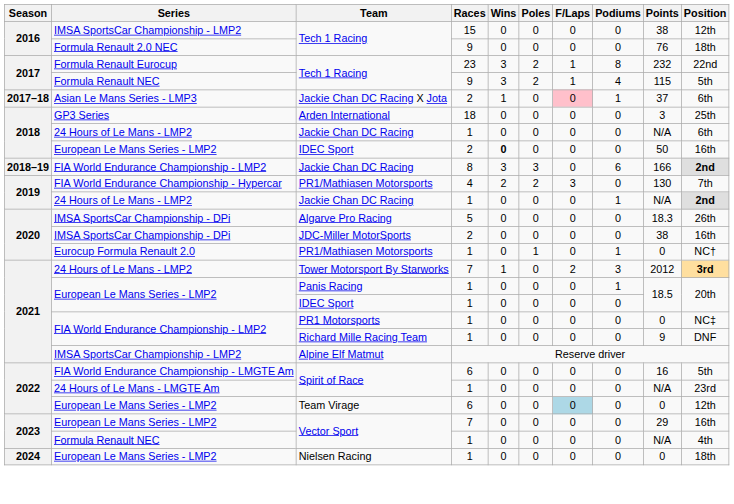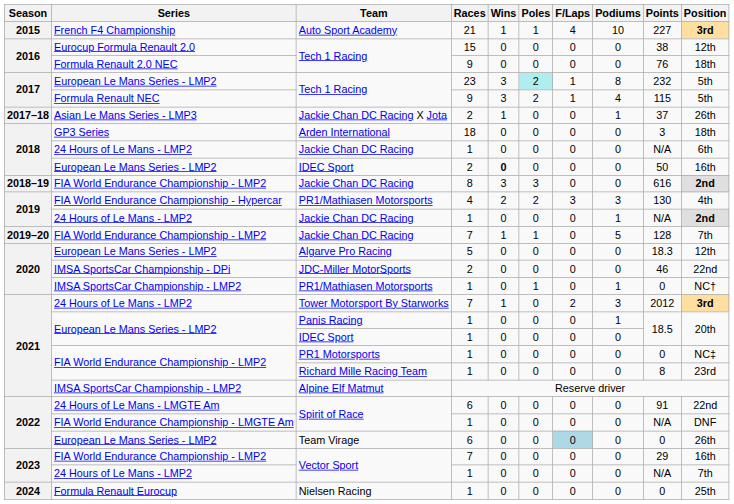+ row: (348, 30)
(148, 30) IMSA SportsCar Championship - LMP2 -> (124, 47) Eurocup Formula Renault 2.0
(115, 64) Formula Renault Eurocup -> (135, 82) European Le Mans Series - LMP2
(536, 64) no background -> (536, 82) paleturquoise background
(705, 64) 22nd -> (705, 82) 5th
(573, 99) pink background -> (573, 116) no background
(705, 99) 6th -> (705, 116) 26th
(705, 116) 25th -> (705, 133) 18th
(618, 167) 6 -> (618, 184) 0
(662, 167) 166 -> (662, 184) 616
(618, 184) 0 -> (618, 201) 3
(705, 184) 7th -> (705, 201) 4th
+ row: (356, 235)
(142, 218) IMSA SportsCar Championship - DPi -> (135, 252) European Le Mans Series - LMP2
(705, 218) 26th -> (705, 252) 12th
(662, 235) 38 -> (662, 269) 46
(705, 235) 16th -> (705, 269) 22nd
(124, 252) Eurocup Formula Renault 2.0 -> (148, 286) IMSA SportsCar Championship - LMP2
(662, 337) 9 -> (662, 372) 8
(705, 337) DNF -> (705, 372) 23rd
(174, 372) FIA World Endurance Championship - LMGTE Am -> (137, 406) 24 Hours of Le Mans - LMGTE Am
(662, 372) 16 -> (662, 406) 91
(705, 372) 5th -> (705, 406) 22nd
(137, 389) 24 Hours of Le Mans - LMGTE Am -> (174, 423) FIA World Endurance Championship - LMGTE Am
(705, 389) 23rd -> (705, 423) DNF
(705, 406) 12th -> (705, 440) 26th
(135, 423) European Le Mans Series - LMP2 -> (160, 457) FIA World Endurance Championship - LMP2
(107, 440) Formula Renault NEC -> (123, 474) 24 Hours of Le Mans - LMP2
(705, 440) 4th -> (705, 474) 7th
(135, 457) European Le Mans Series - LMP2 -> (115, 491) Formula Renault Eurocup
(705, 457) 18th -> (705, 491) 25th
